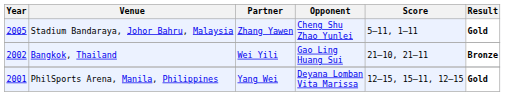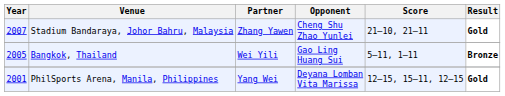(17, 30) 2005 -> (17, 30) 2007
(393, 30) 5–11, 1–11 -> (398, 30) 21–10, 21–11
(17, 55) 2002 -> (17, 55) 2005
(398, 55) 21–10, 21–11 -> (393, 55) 5–11, 1–11
